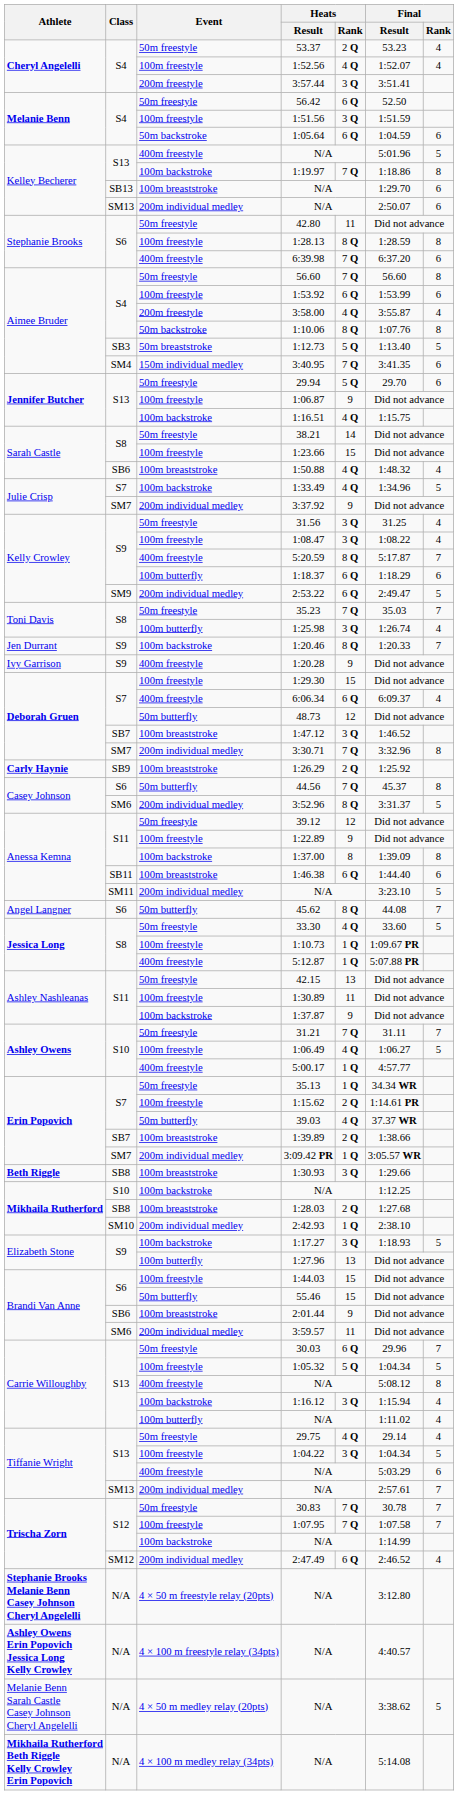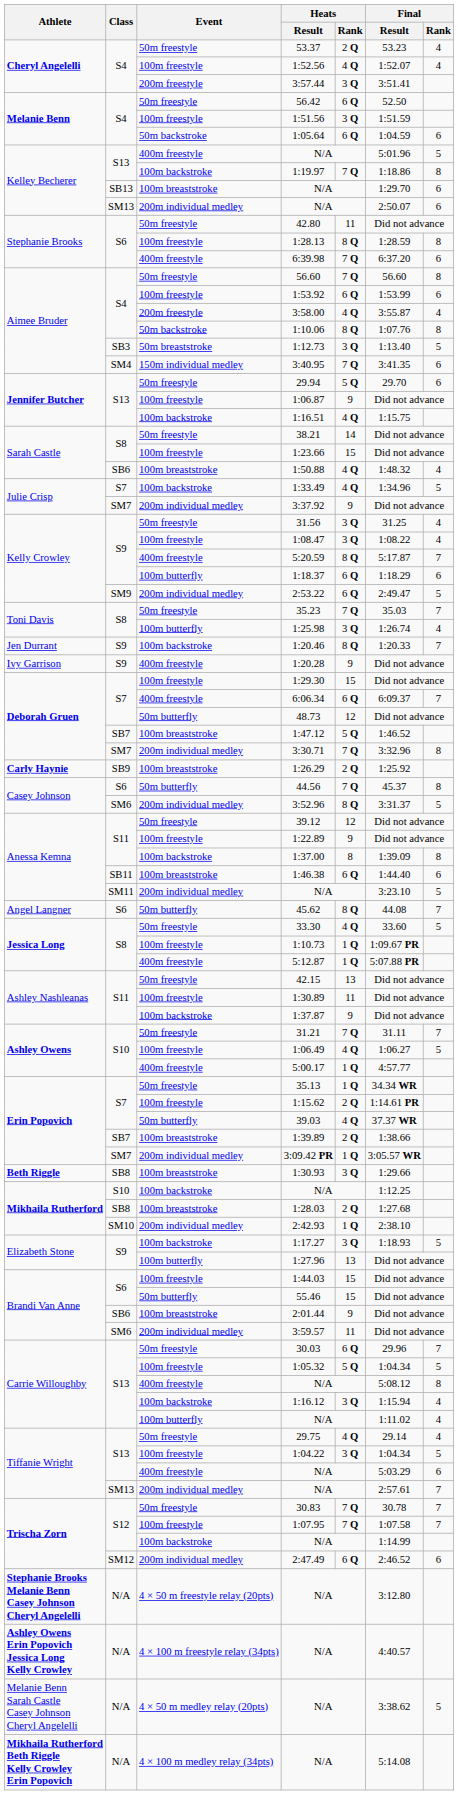(350, 347) 5 Q -> (350, 347) 3 Q
(438, 699) 4 -> (438, 699) 7
(350, 734) 3 Q -> (350, 734) 5 Q
(438, 1560) 4 -> (438, 1560) 6
